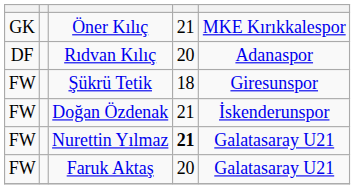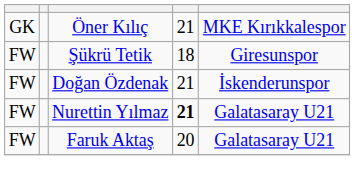- row: (110, 55)
